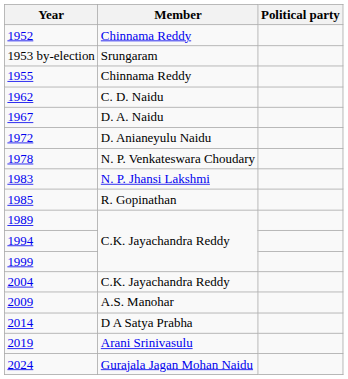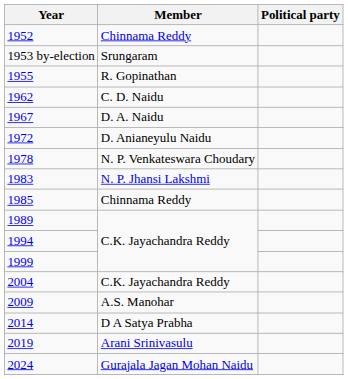(146, 76) Chinnama Reddy -> (139, 76) R. Gopinathan
(139, 199) R. Gopinathan -> (146, 199) Chinnama Reddy
